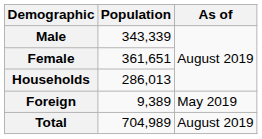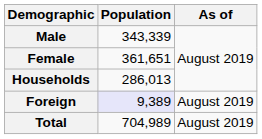(154, 101) no background -> (154, 101) lavender background
(207, 101) May 2019 -> (215, 101) August 2019
